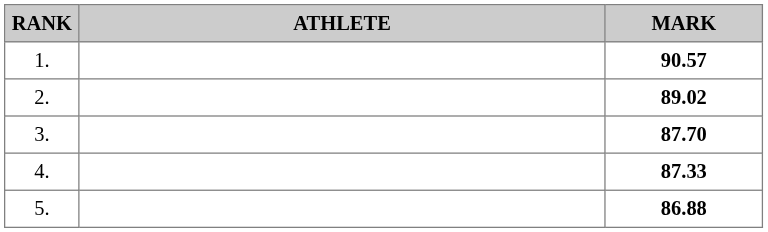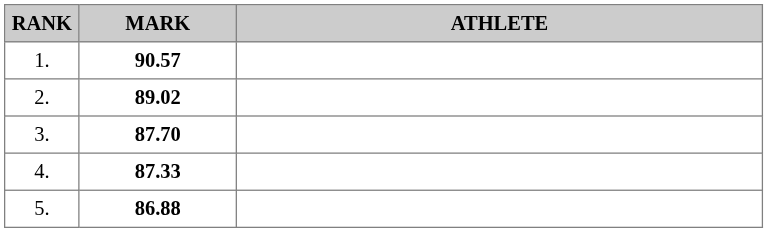columns swapped: (342, 23) <-> (684, 23)
